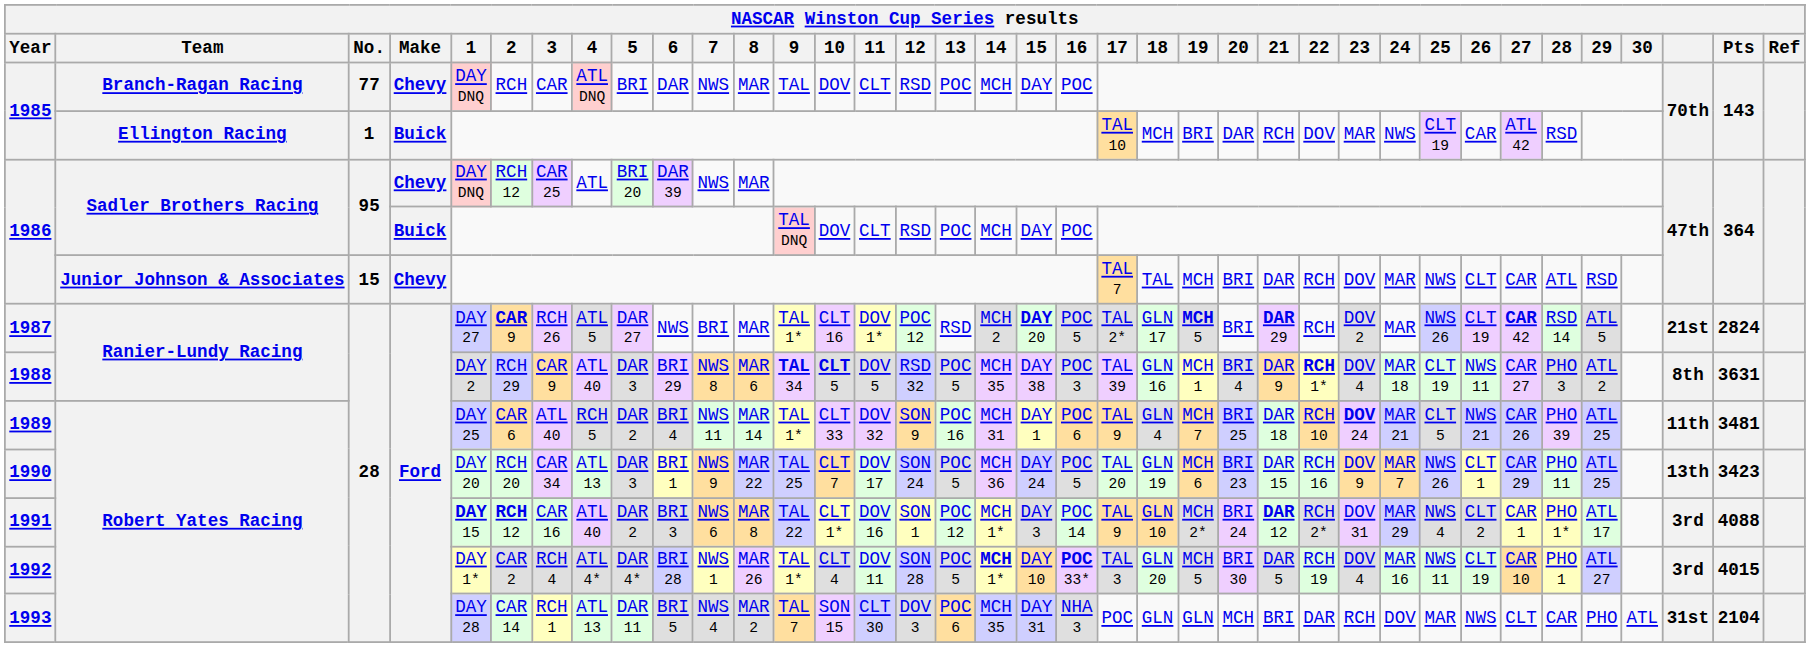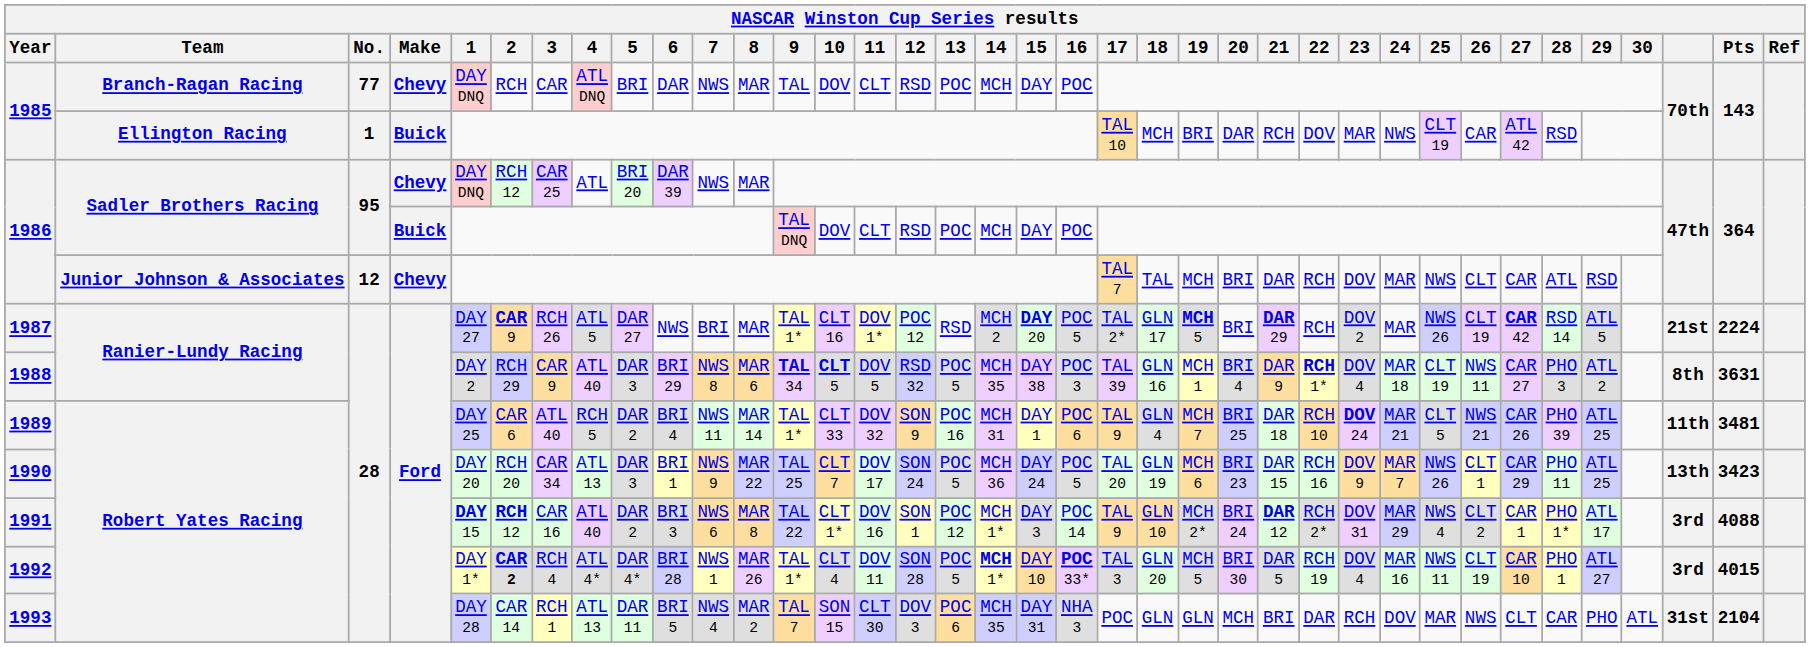(369, 279) 15 -> (369, 279) 12
(1739, 328) 2824 -> (1739, 328) 2224
(511, 569) normal -> (511, 570) bold
